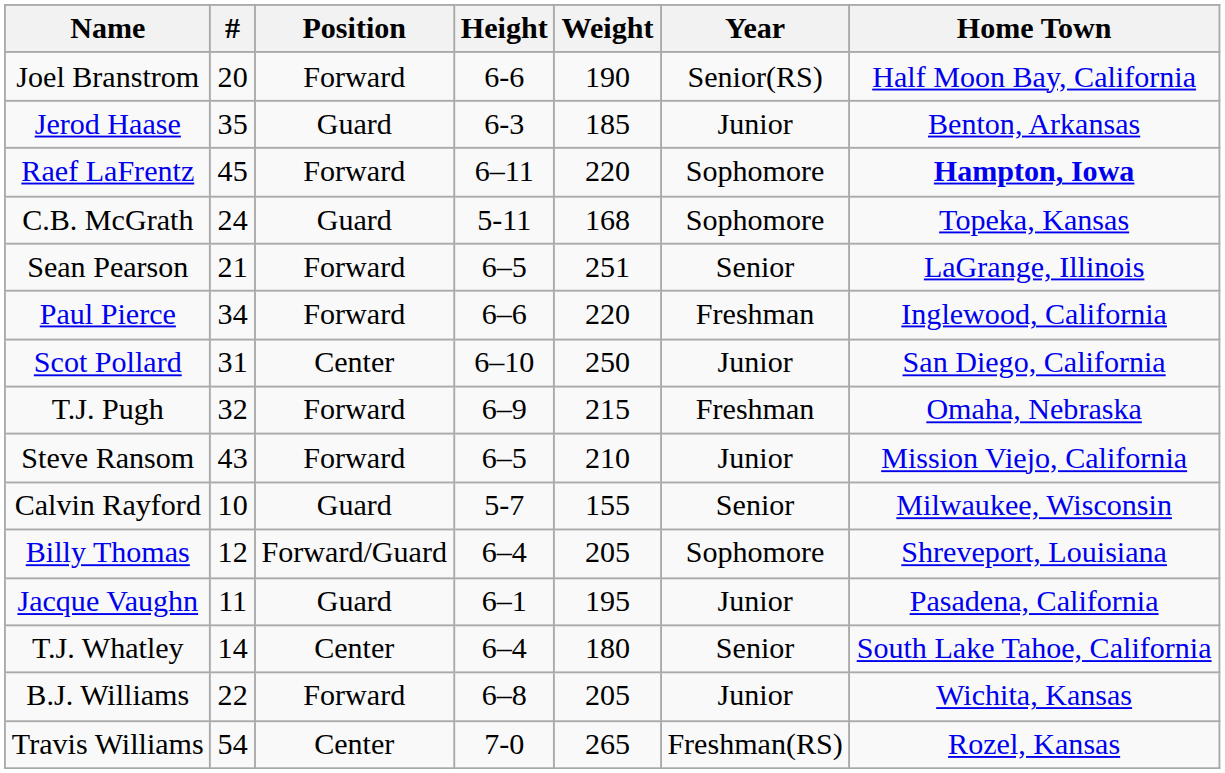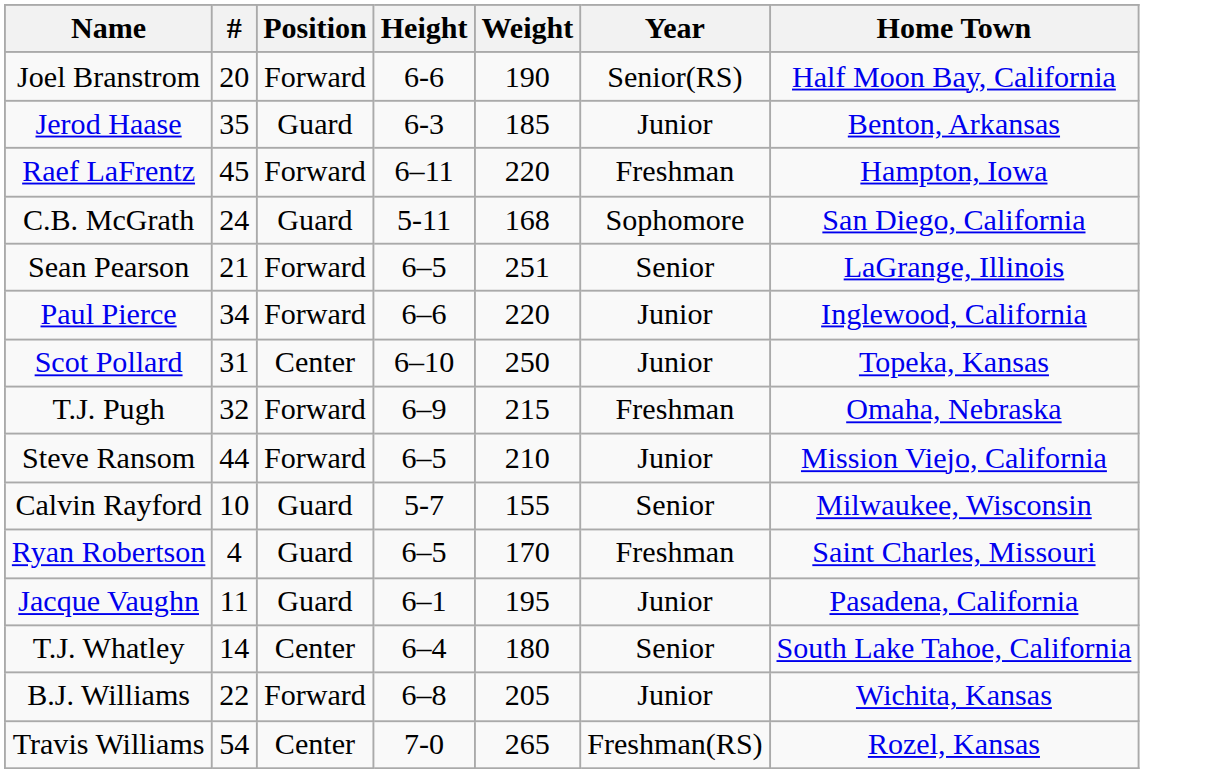(755, 171) Sophomore -> (675, 171) Freshman
(1034, 171) bold -> (954, 171) normal
(1034, 219) Topeka, Kansas -> (954, 219) San Diego, California
(755, 314) Freshman -> (675, 314) Junior
(1034, 362) San Diego, California -> (954, 362) Topeka, Kansas
(233, 457) 43 -> (234, 457) 44
+ row: (109, 553)
- row: (108, 553)
